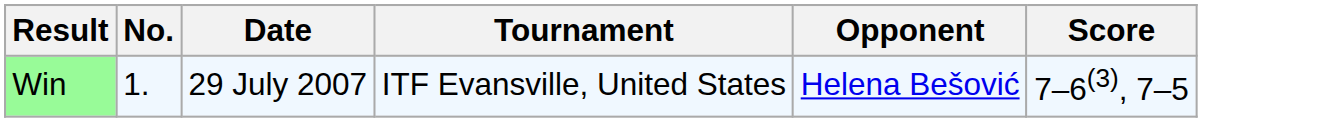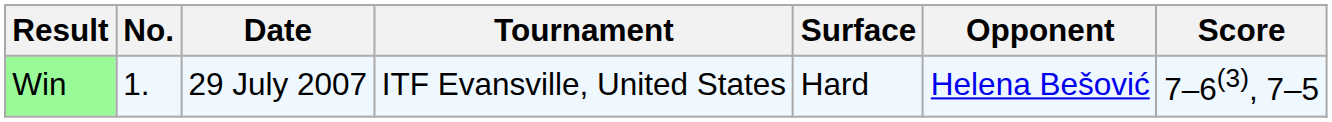+ column: (858, 29)
